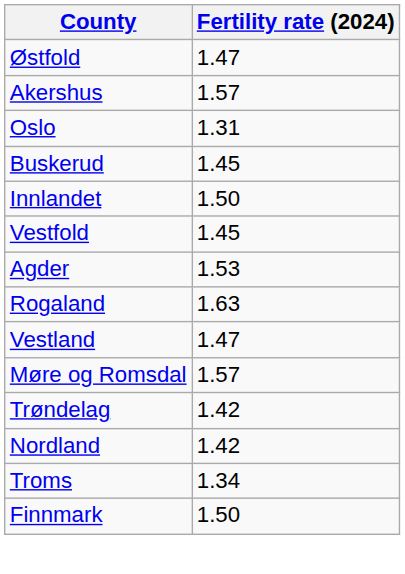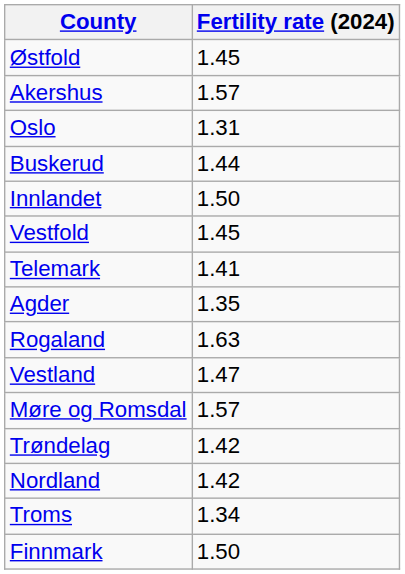(218, 57) 1.47 -> (218, 57) 1.45
(218, 163) 1.45 -> (218, 163) 1.44
+ row: (55, 269)
(218, 269) 1.53 -> (218, 304) 1.35
